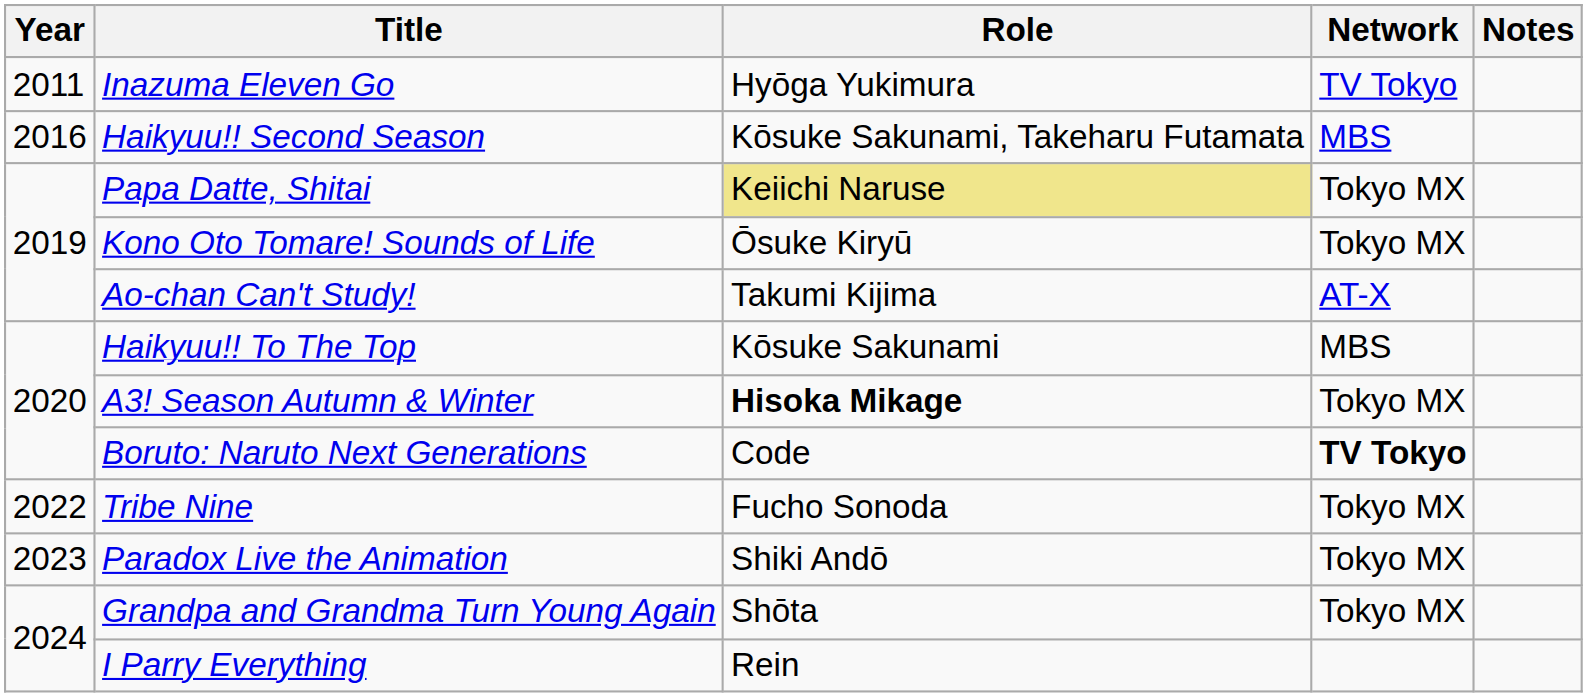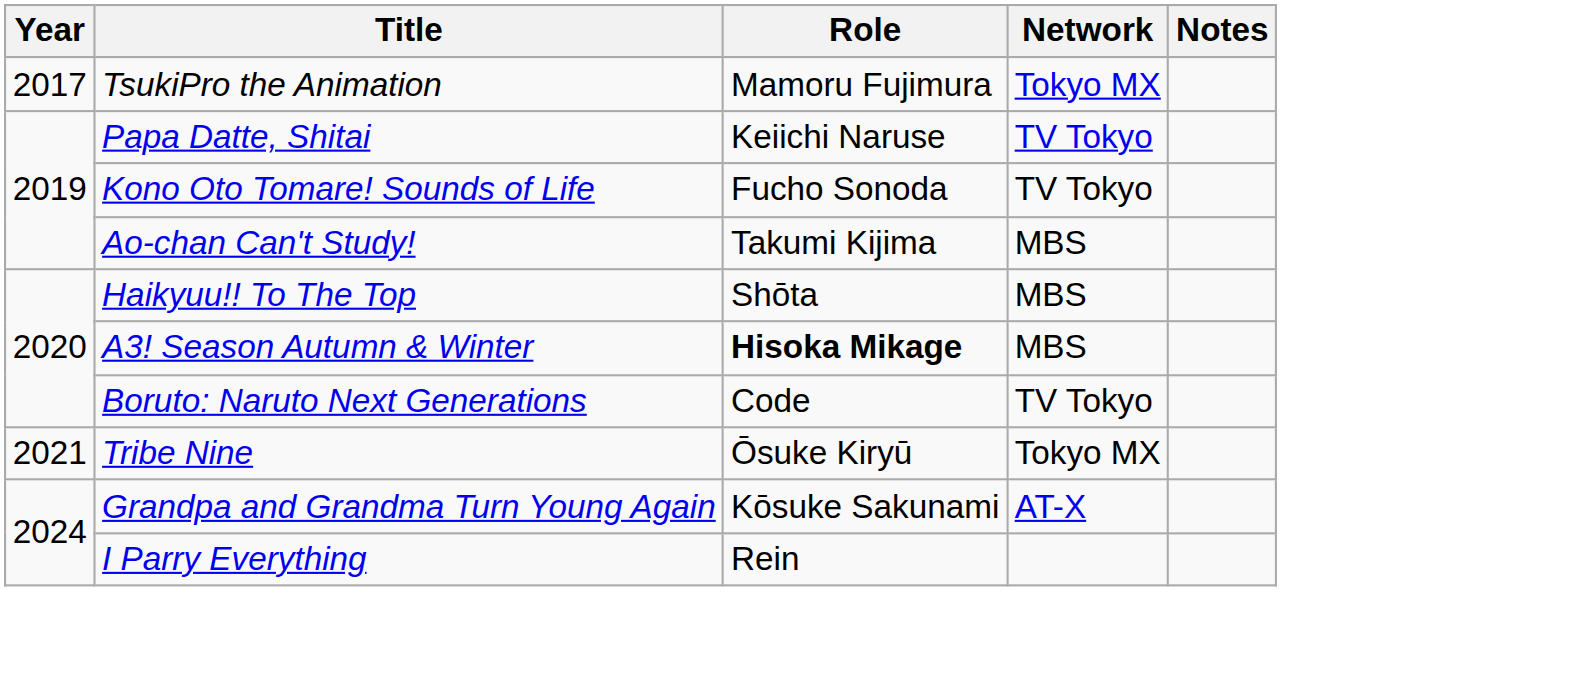- row: (248, 83)
- row: (294, 136)
+ row: (272, 83)
(838, 189) khaki background -> (838, 136) no background
(1392, 189) Tokyo MX -> (1084, 136) TV Tokyo
(822, 242) Ōsuke Kiryū -> (839, 189) Fucho Sonoda
(1392, 242) Tokyo MX -> (1084, 189) TV Tokyo
(1355, 294) AT-X -> (1051, 242) MBS
(865, 347) Kōsuke Sakunami -> (775, 294) Shōta
(1392, 400) Tokyo MX -> (1051, 347) MBS
(1393, 453) bold -> (1084, 400) normal
(50, 505) 2022 -> (50, 453) 2021
(839, 505) Fucho Sonoda -> (822, 453) Ōsuke Kiryū
- row: (305, 558)
(775, 611) Shōta -> (865, 505) Kōsuke Sakunami
(1392, 611) Tokyo MX -> (1050, 505) AT-X
